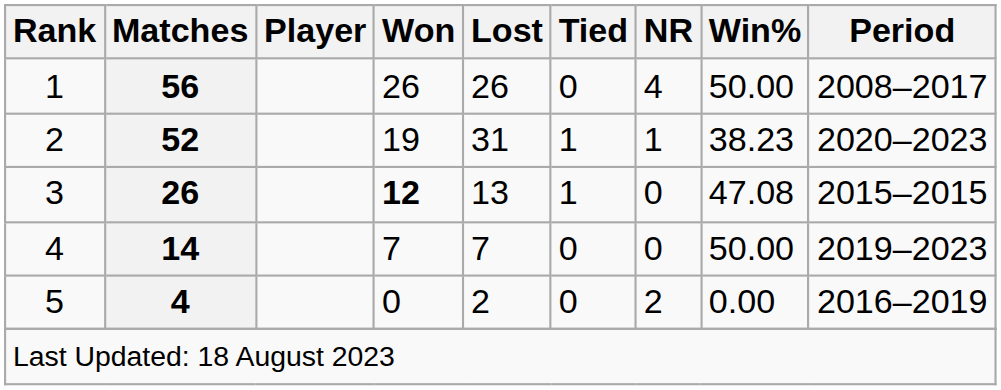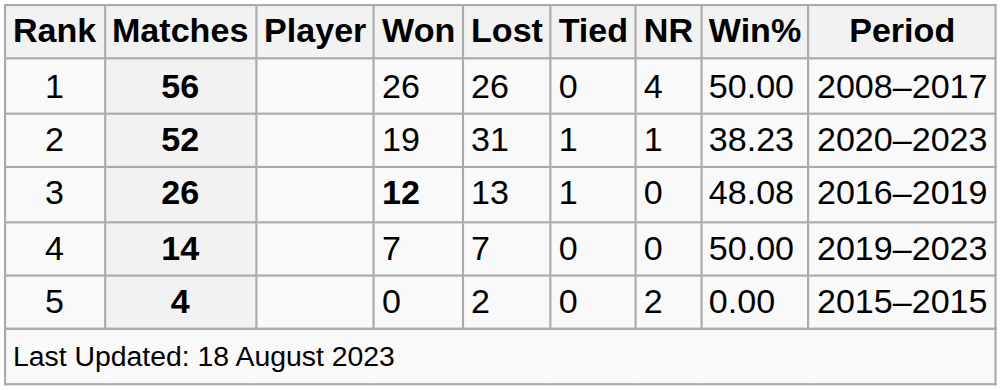(751, 193) 47.08 -> (751, 193) 48.08
(902, 193) 2015–2015 -> (902, 193) 2016–2019
(902, 301) 2016–2019 -> (902, 301) 2015–2015
